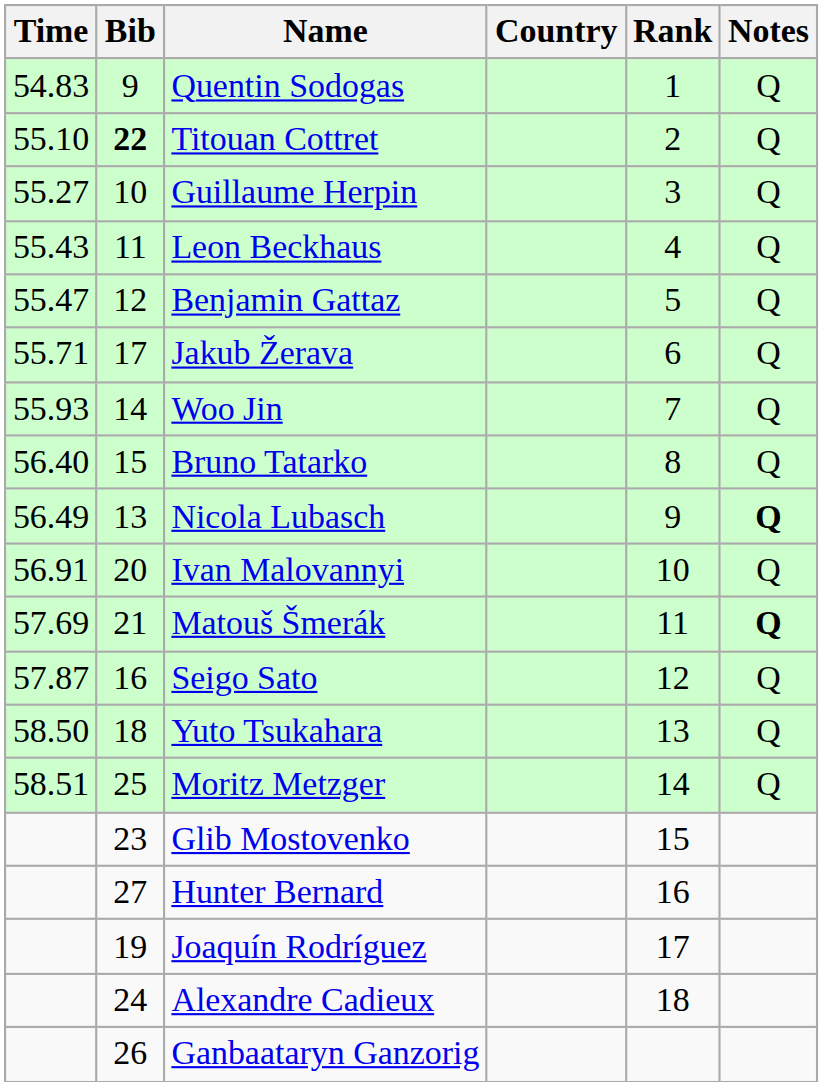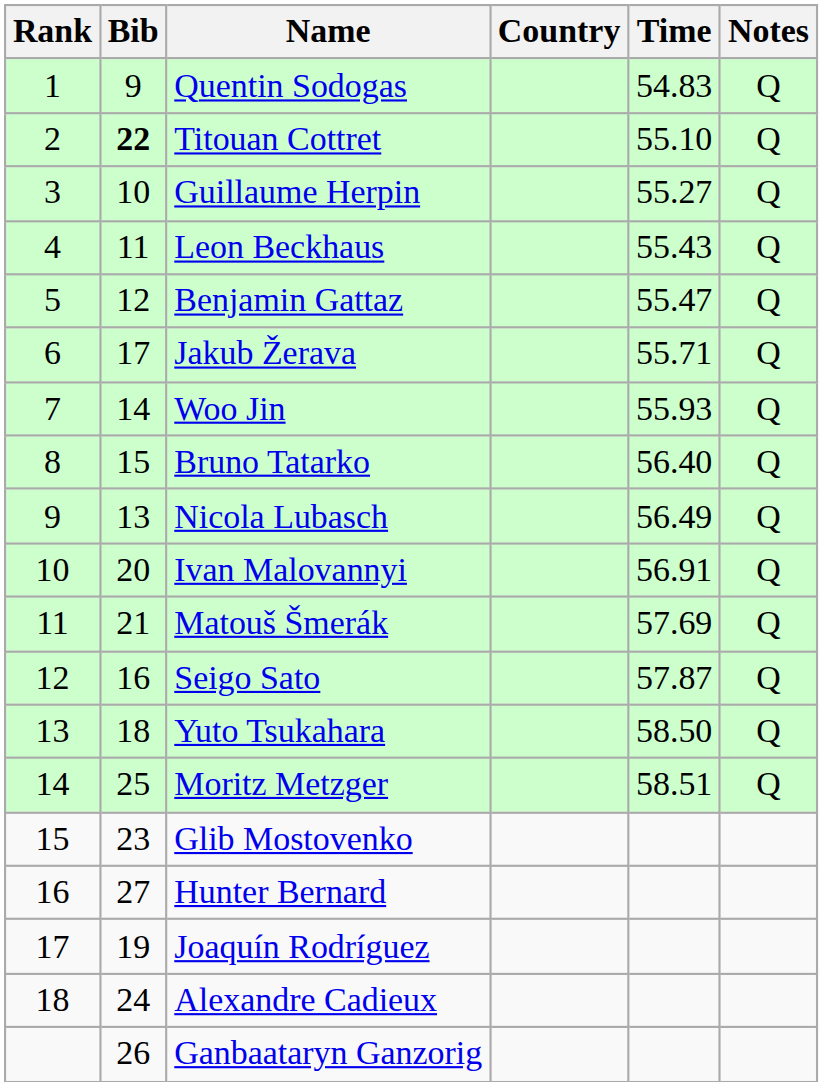columns swapped: (673, 31) <-> (51, 31)
(768, 515) bold -> (768, 515) normal
(768, 623) bold -> (768, 623) normal
